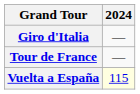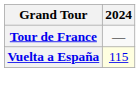- row: (53, 36)
